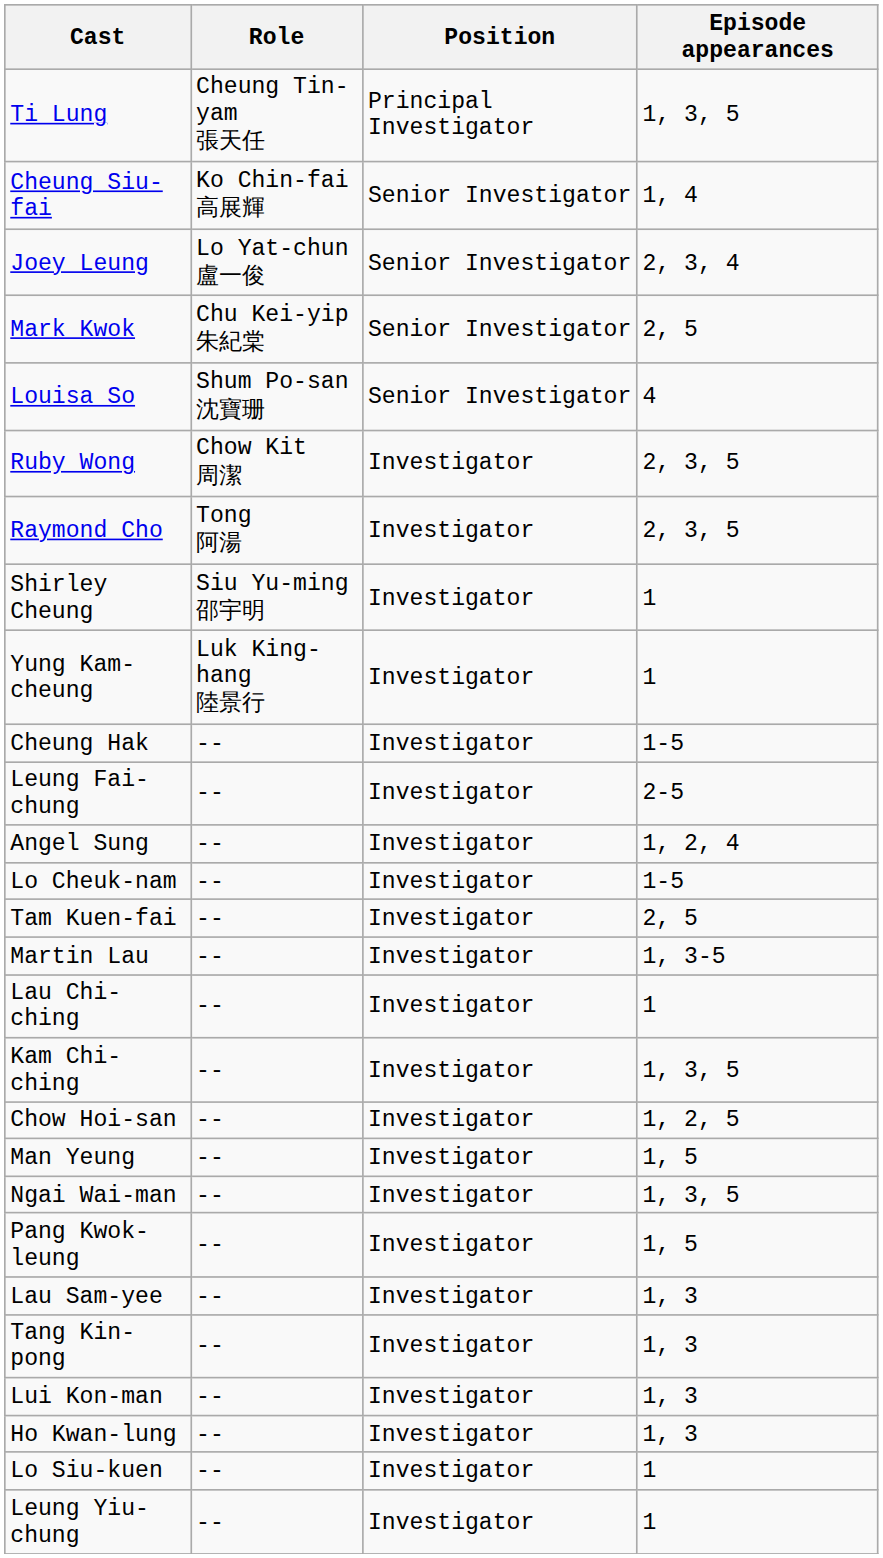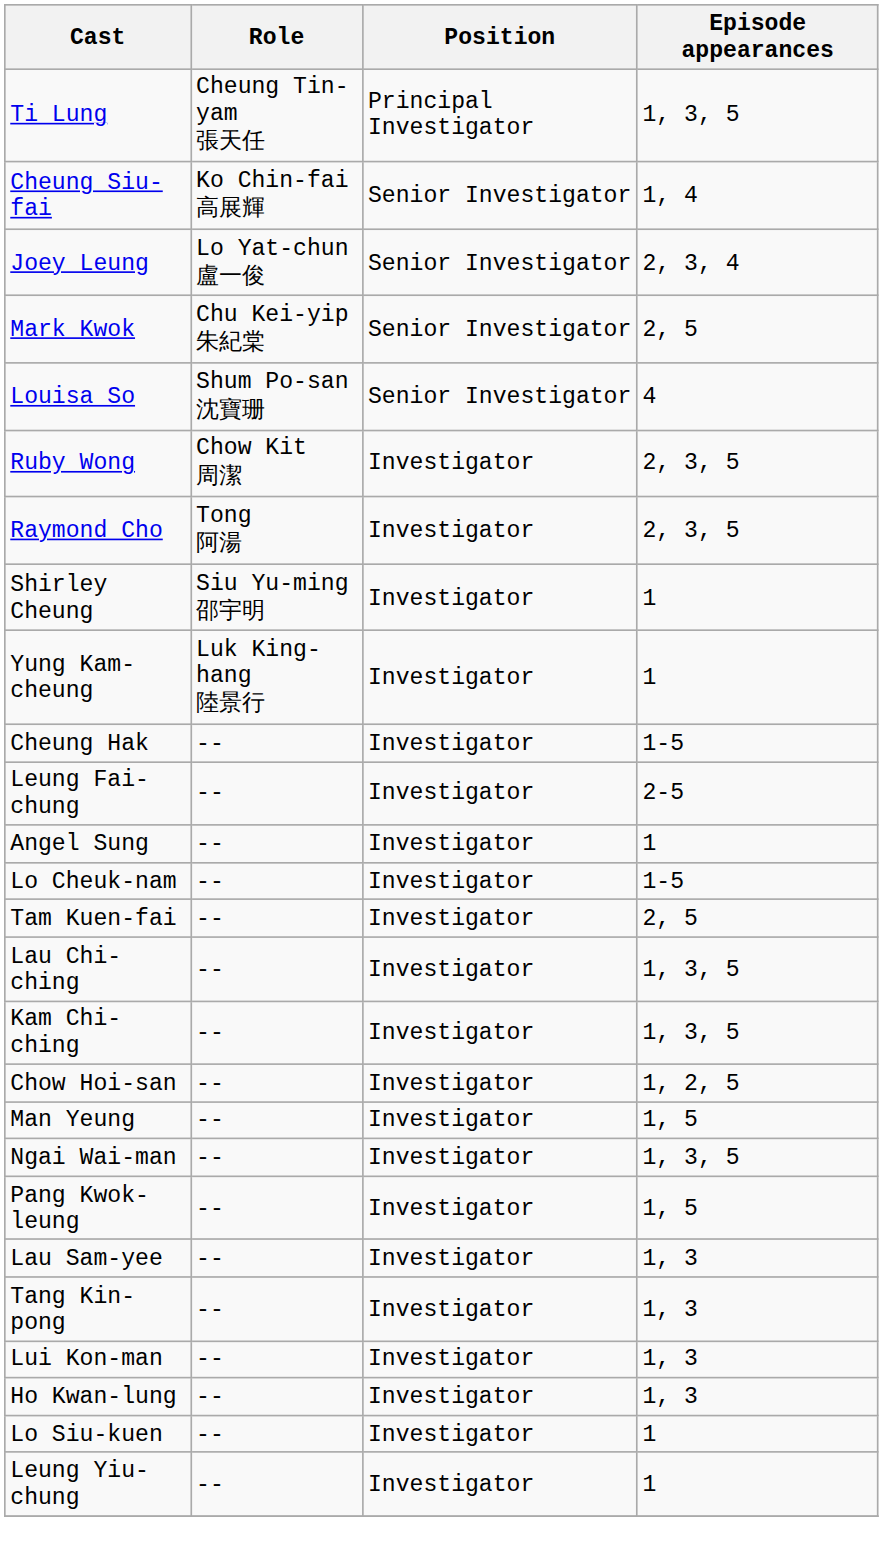(691, 844) 1, 2, 4 -> (649, 844) 1
- row: (80, 956)
(649, 1006) 1 -> (691, 969) 1, 3, 5
